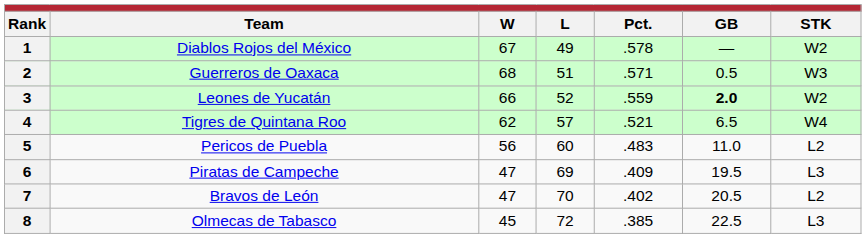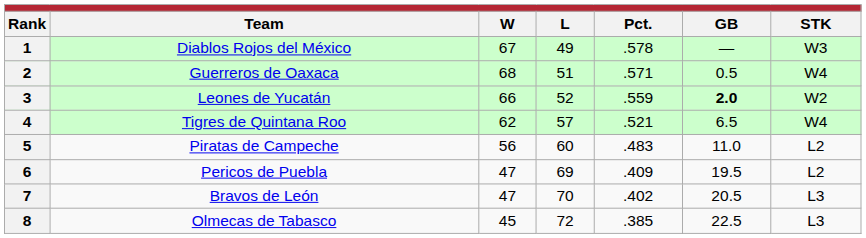(816, 48) W2 -> (816, 48) W3
(816, 73) W3 -> (816, 73) W4
(264, 147) Pericos de Puebla -> (264, 147) Piratas de Campeche
(264, 171) Piratas de Campeche -> (264, 171) Pericos de Puebla
(816, 171) L3 -> (816, 171) L2
(816, 196) L2 -> (816, 196) L3
